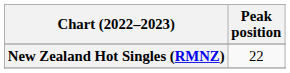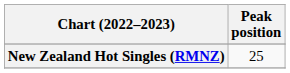(256, 56) 22 -> (256, 56) 25
